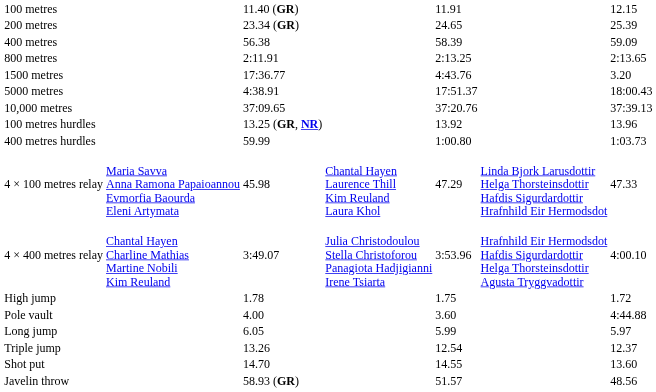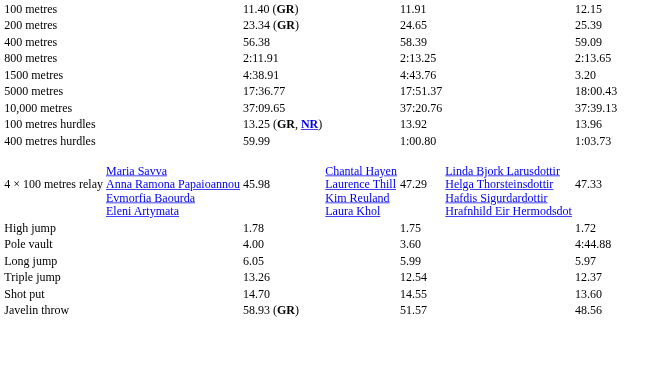(264, 75) 17:36.77 -> (261, 75) 4:38.91
(261, 91) 4:38.91 -> (264, 91) 17:36.77
- row: (54, 255)
